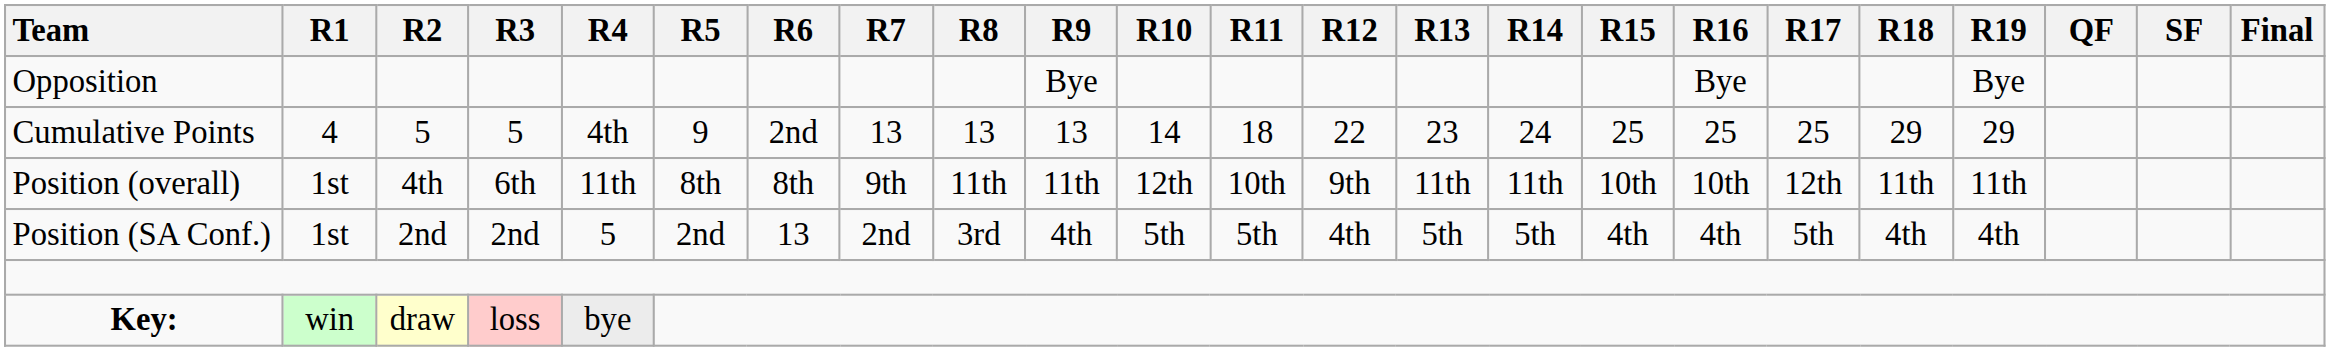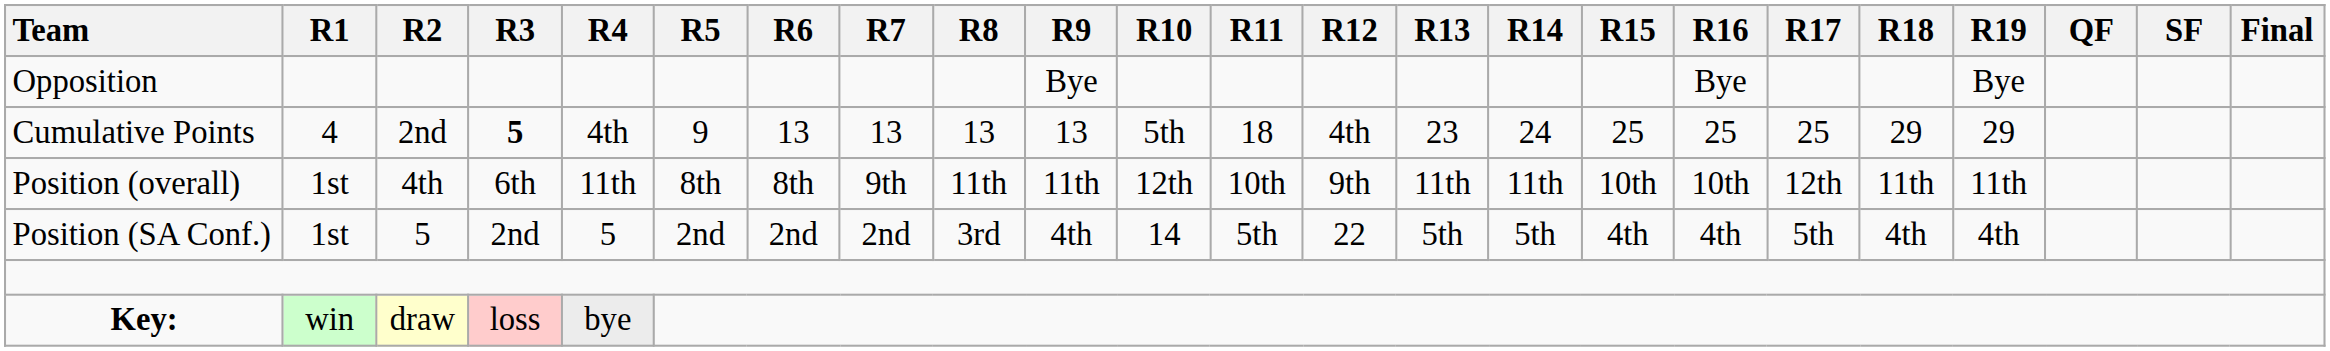(422, 132) 5 -> (422, 132) 2nd
(515, 132) normal -> (515, 132) bold
(793, 132) 2nd -> (793, 132) 13
(1164, 132) 14 -> (1164, 132) 5th
(1350, 132) 22 -> (1350, 132) 4th
(422, 234) 2nd -> (422, 234) 5
(793, 234) 13 -> (793, 234) 2nd
(1164, 234) 5th -> (1164, 234) 14
(1350, 234) 4th -> (1350, 234) 22
